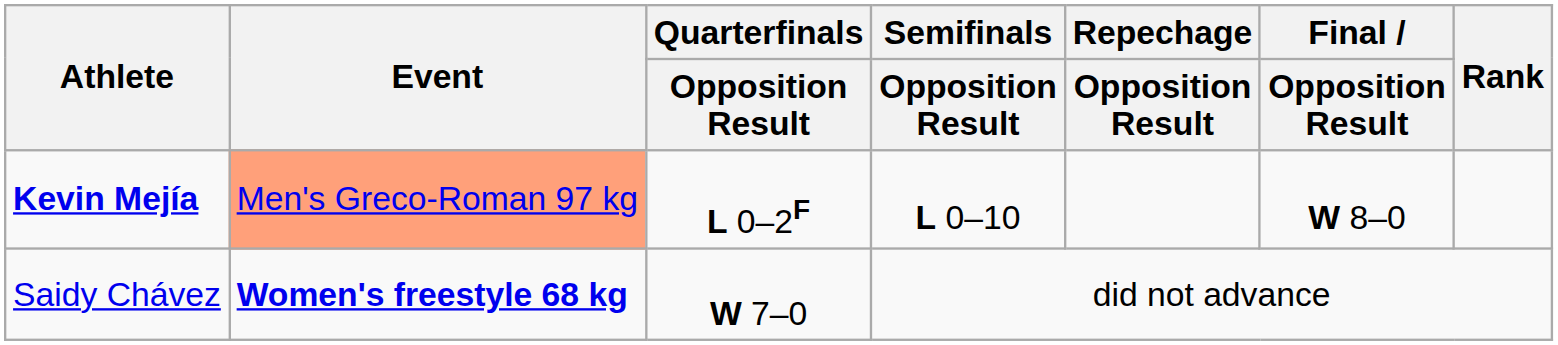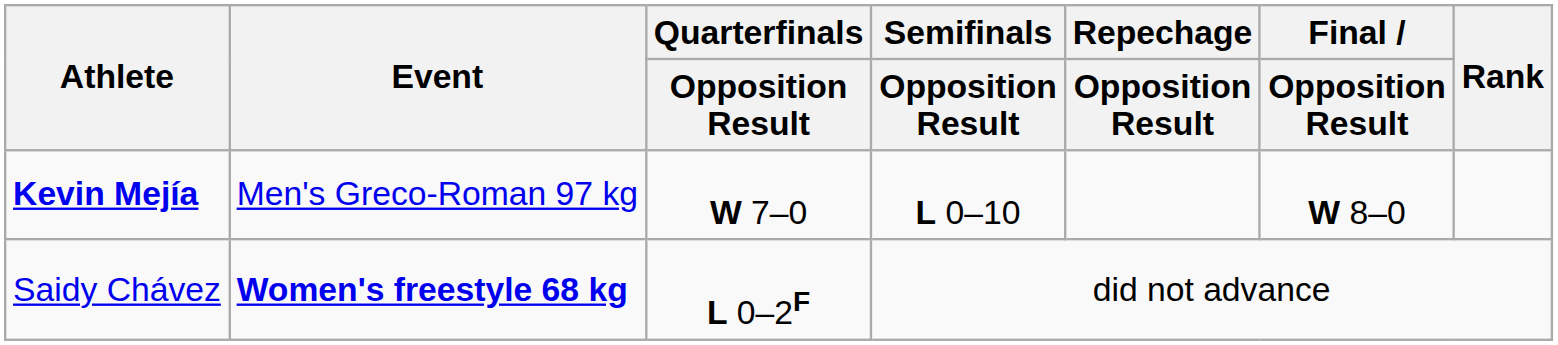(437, 199) lightsalmon background -> (437, 195) no background
(759, 218) L 0–2F -> (759, 214) W 7–0
(759, 313) W 7–0 -> (759, 309) L 0–2F
